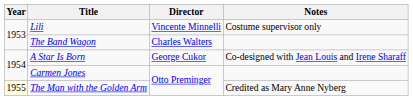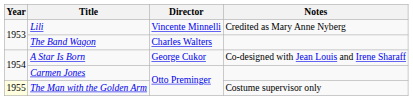(273, 27) Costume supervisor only -> (286, 27) Credited as Mary Anne Nyberg
(286, 88) Credited as Mary Anne Nyberg -> (273, 88) Costume supervisor only
